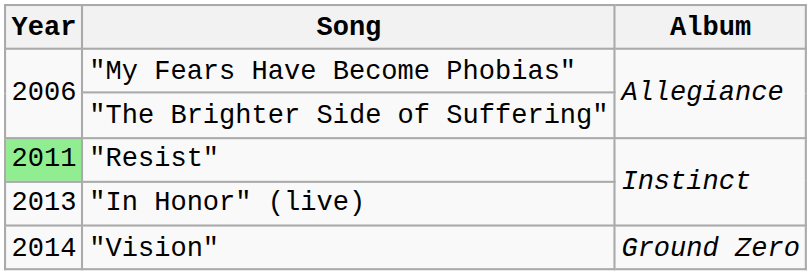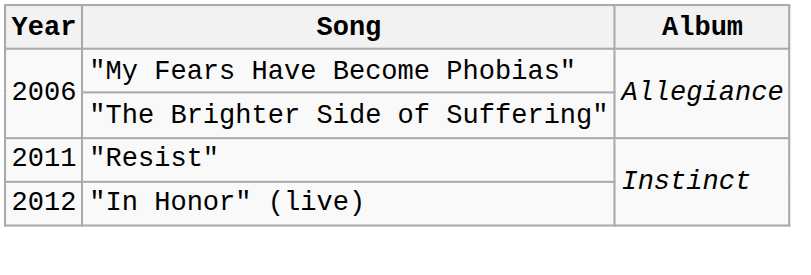(44, 159) lightgreen background -> (44, 159) no background
(44, 203) 2013 -> (44, 203) 2012
- row: (154, 247)
